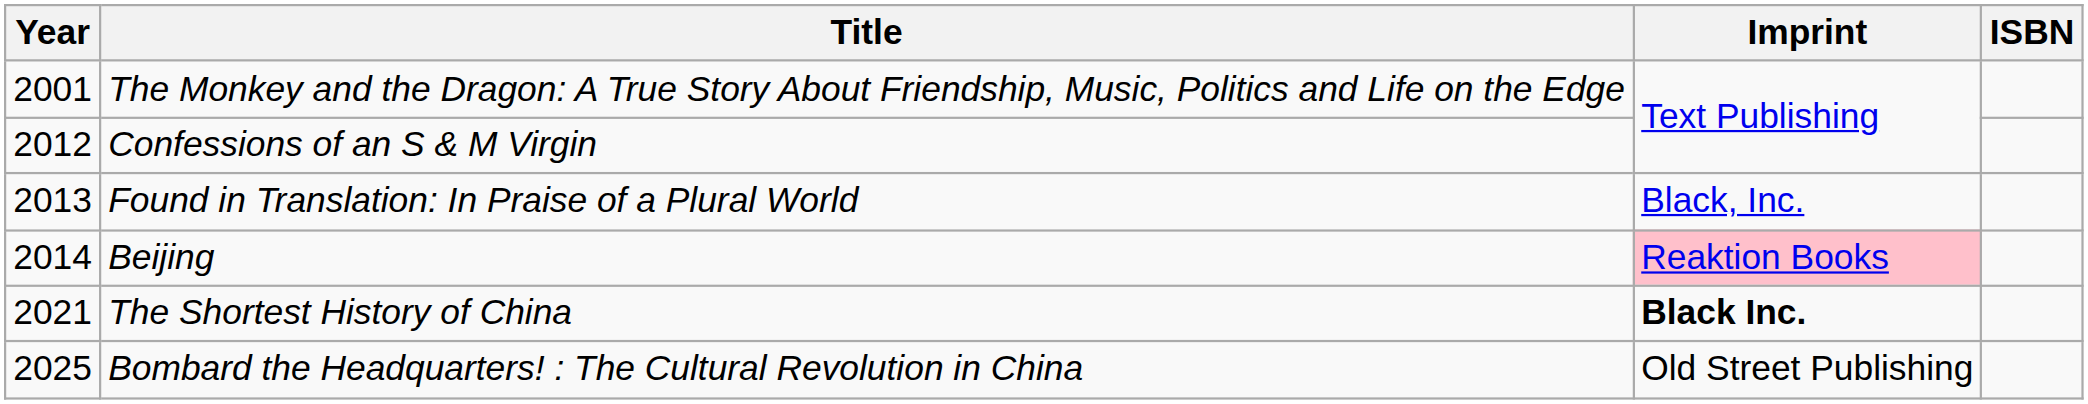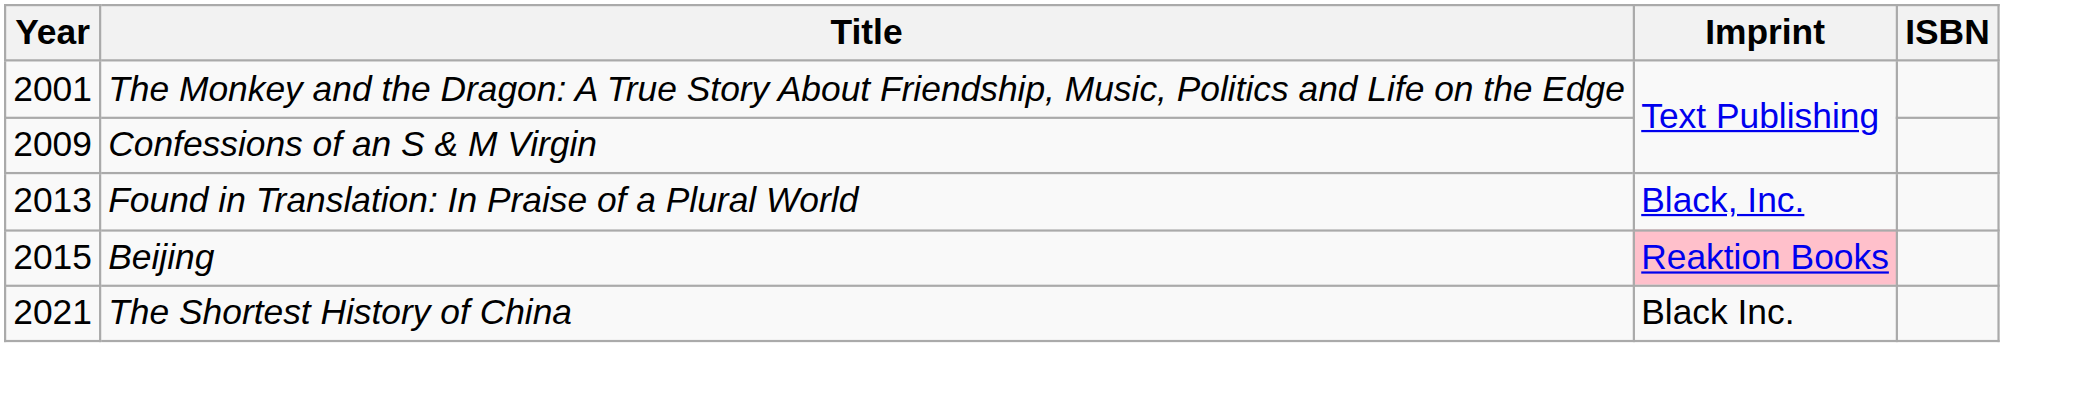(53, 144) 2012 -> (53, 144) 2009
(53, 256) 2014 -> (53, 256) 2015
(1724, 312) bold -> (1718, 312) normal
- row: (596, 369)
